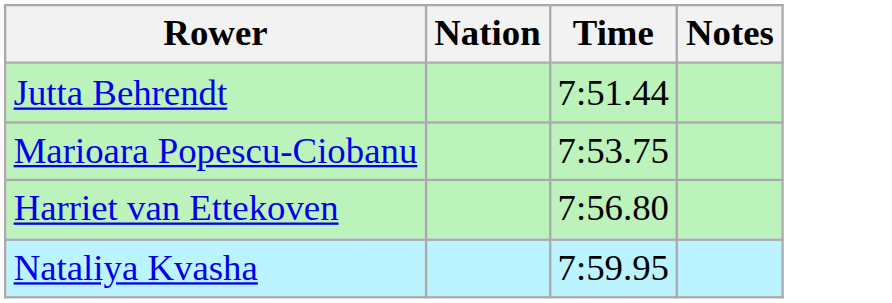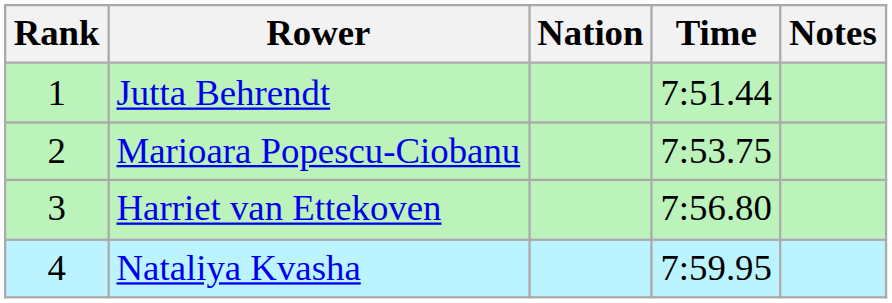+ column: (57, 33)
